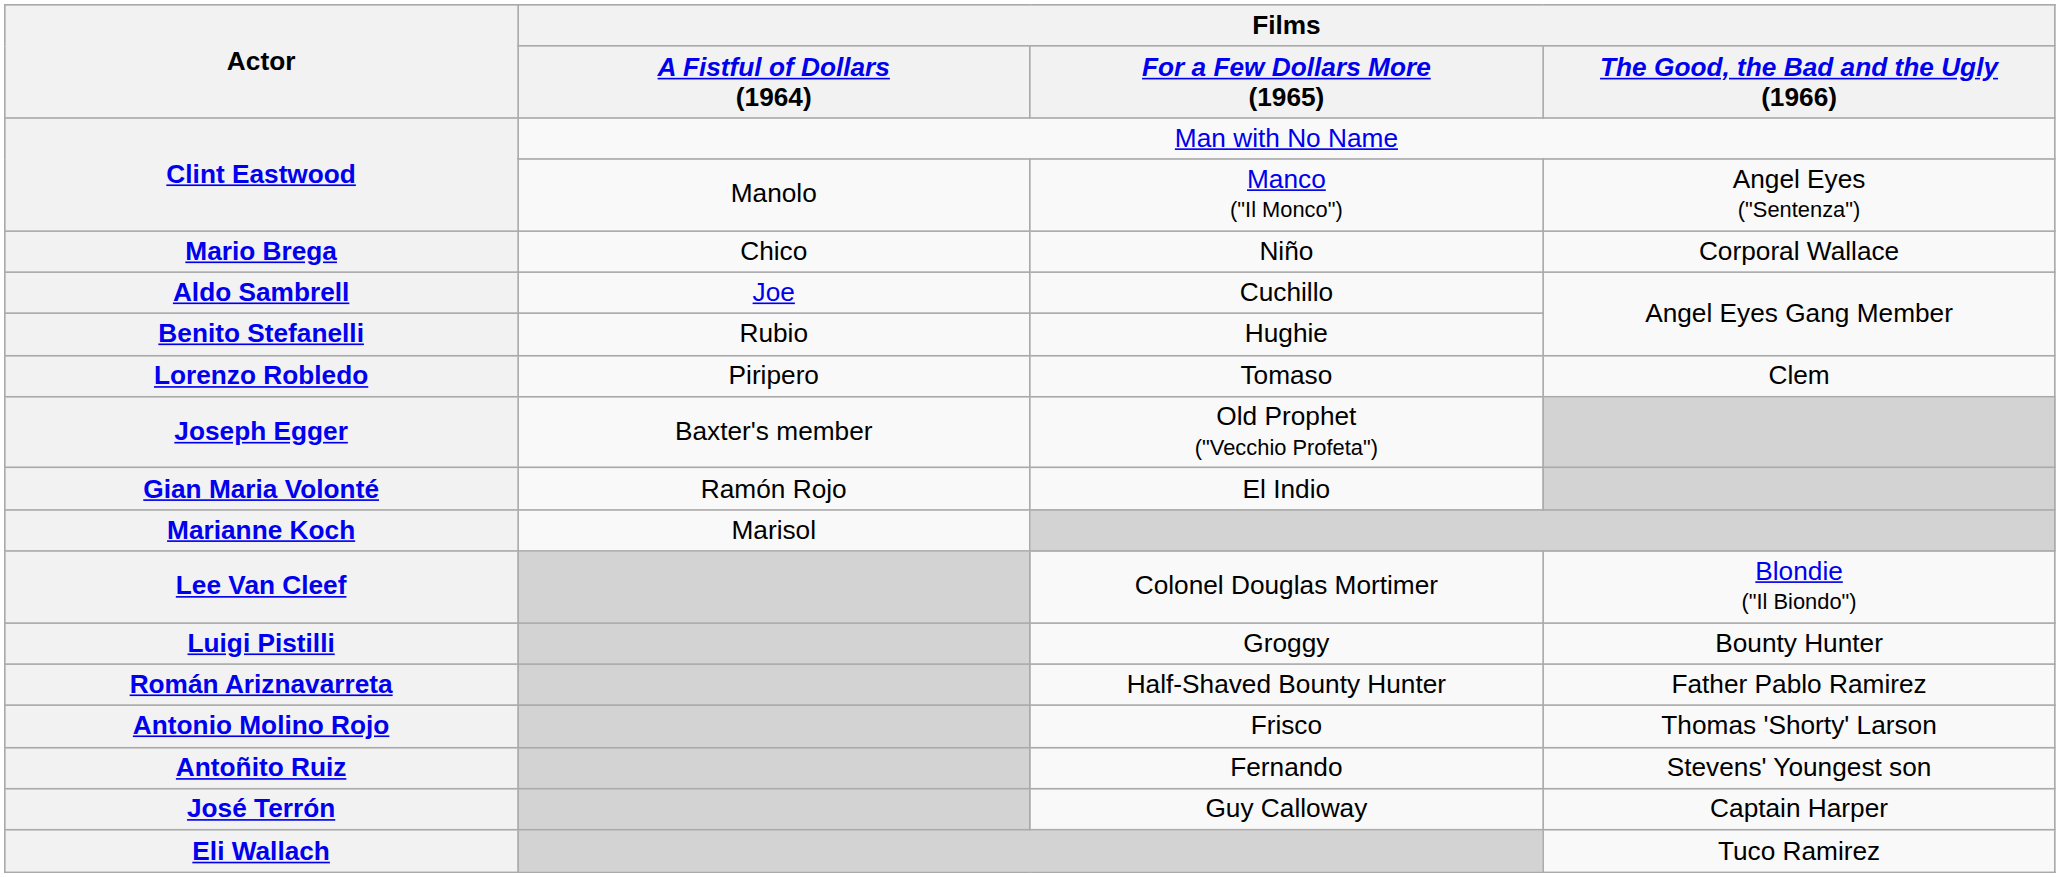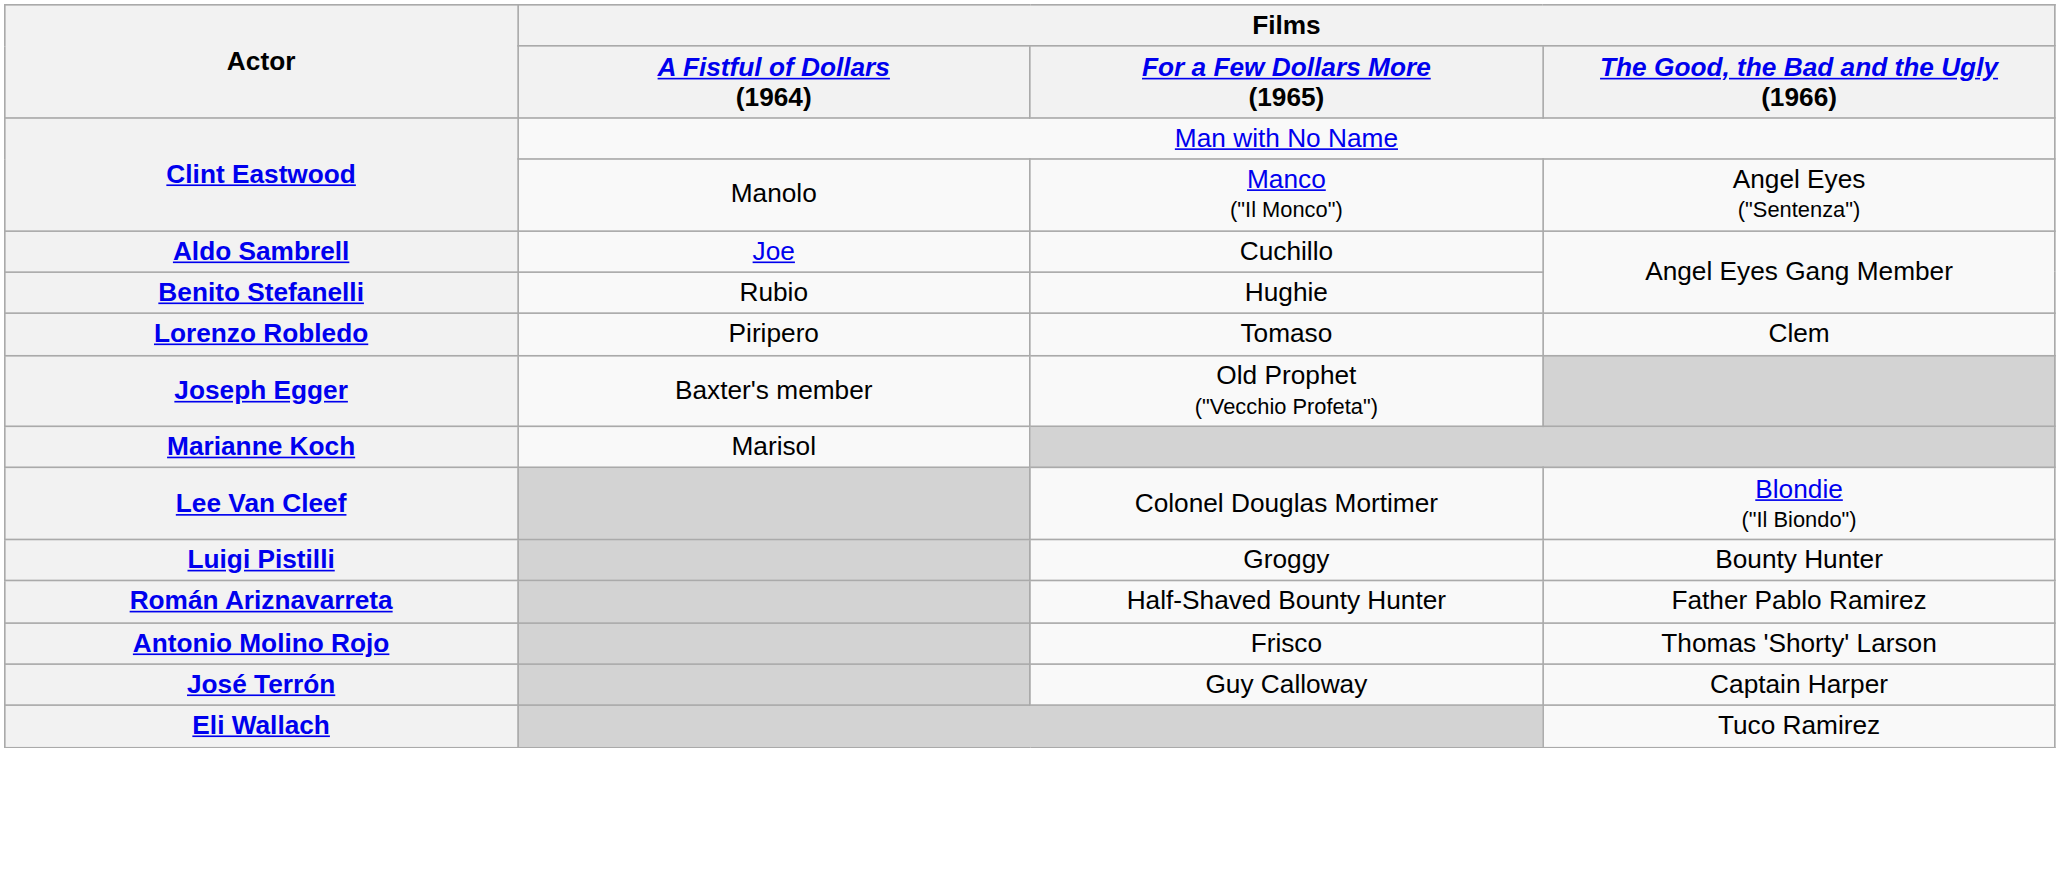- row: (261, 250)
- row: (261, 488)
- row: (261, 767)
